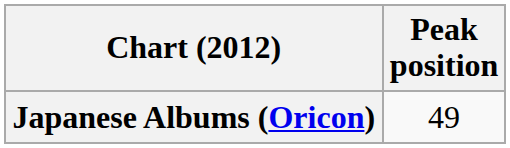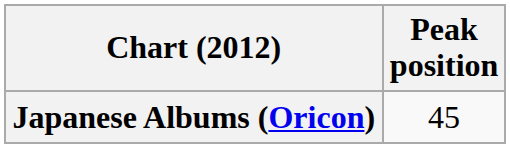(444, 116) 49 -> (444, 116) 45
